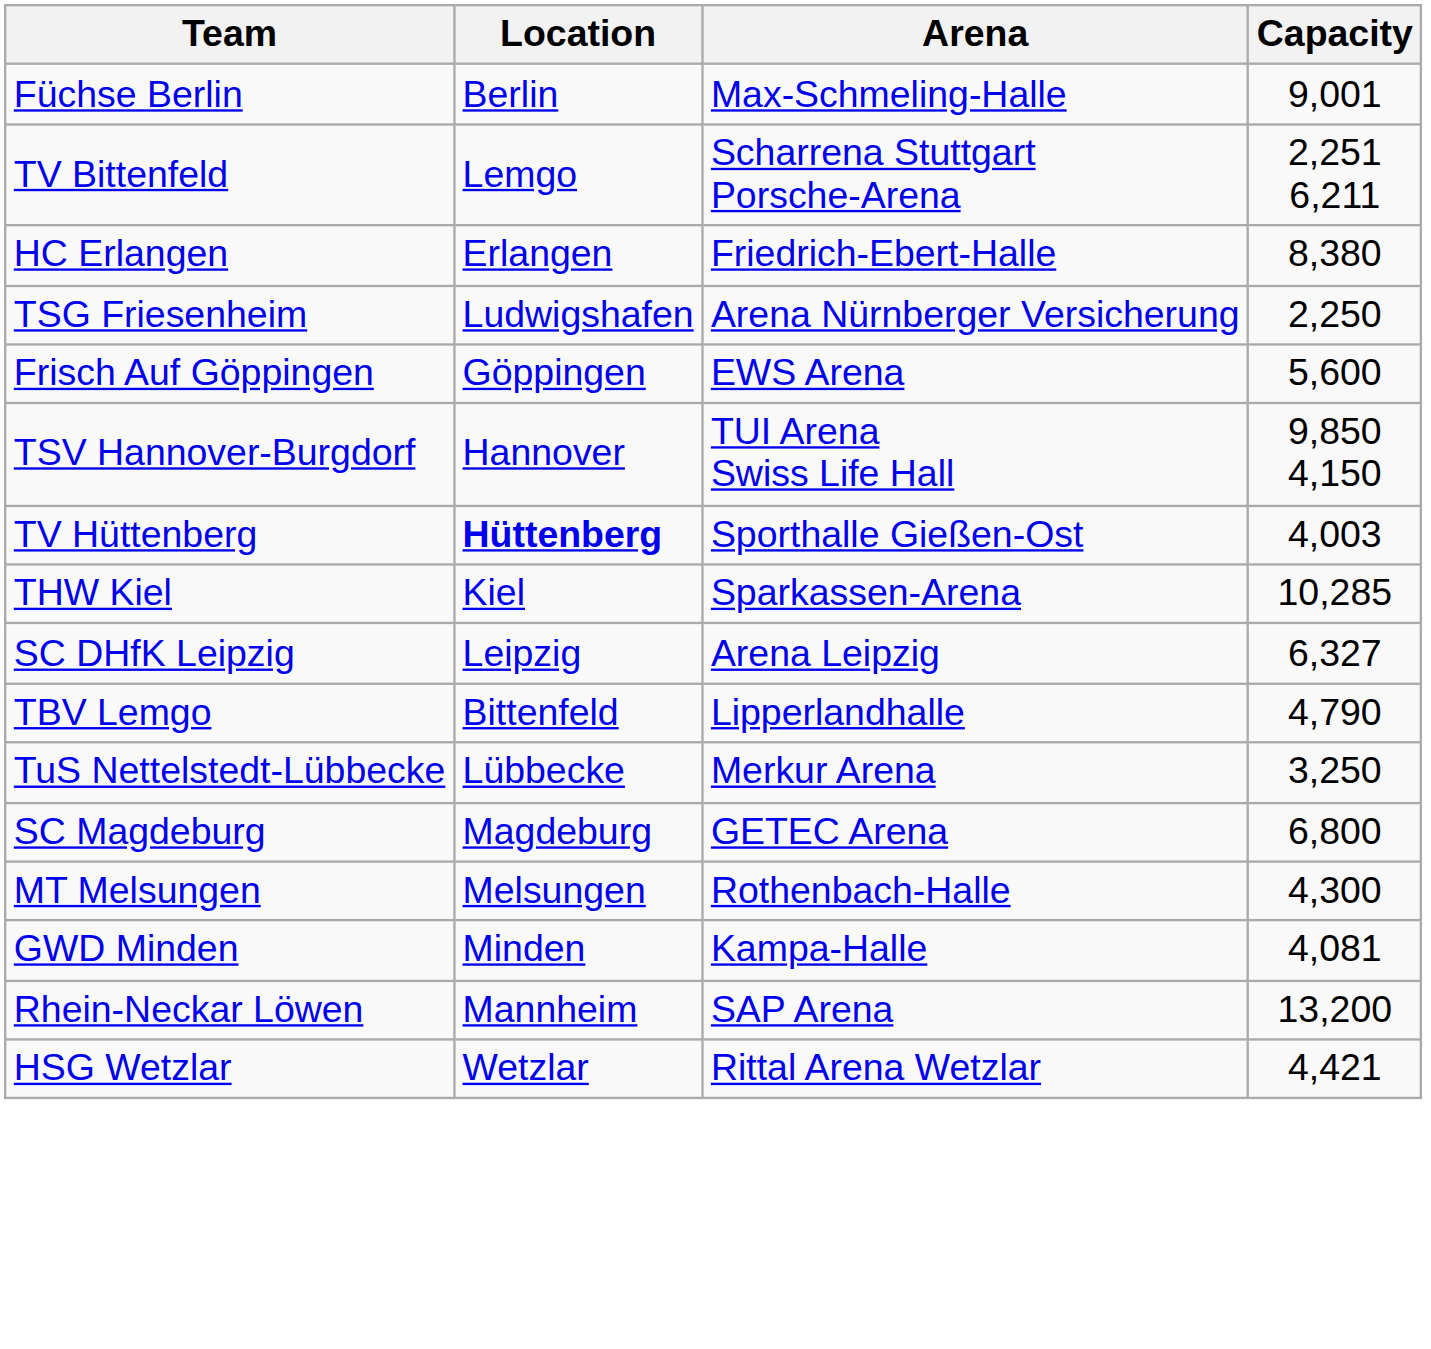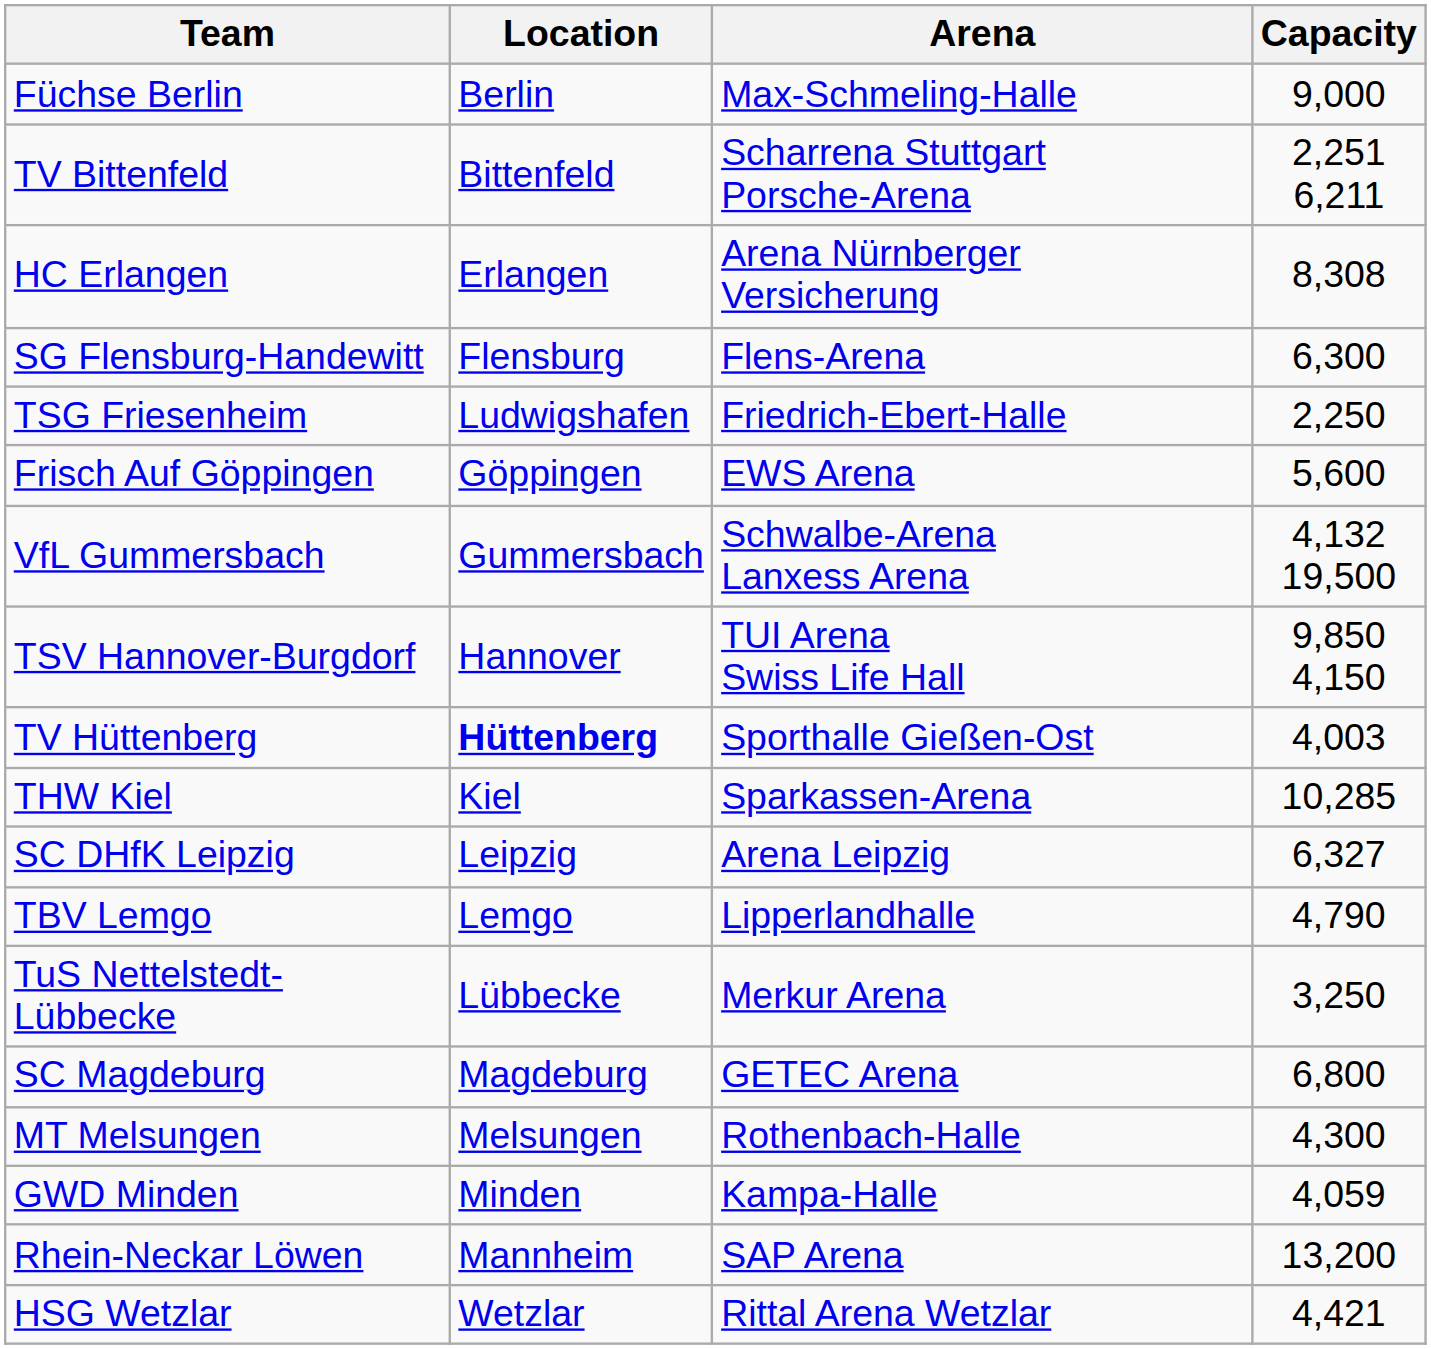(1335, 93) 9,001 -> (1339, 93) 9,000
(520, 174) Lemgo -> (536, 174) Bittenfeld
(884, 254) Friedrich-Ebert-Halle -> (871, 275) Arena Nürnberger Versicherung
(1335, 254) 8,380 -> (1339, 275) 8,308
+ row: (219, 355)
(975, 313) Arena Nürnberger Versicherung -> (894, 415) Friedrich-Ebert-Halle
+ row: (169, 555)
(541, 712) Bittenfeld -> (516, 915) Lemgo
(1335, 949) 4,081 -> (1339, 1194) 4,059
